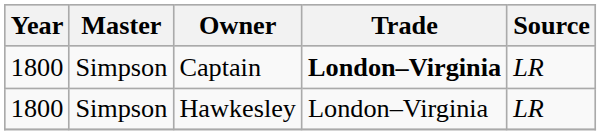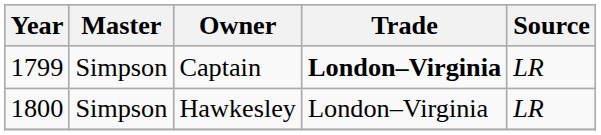(37, 66) 1800 -> (37, 66) 1799
